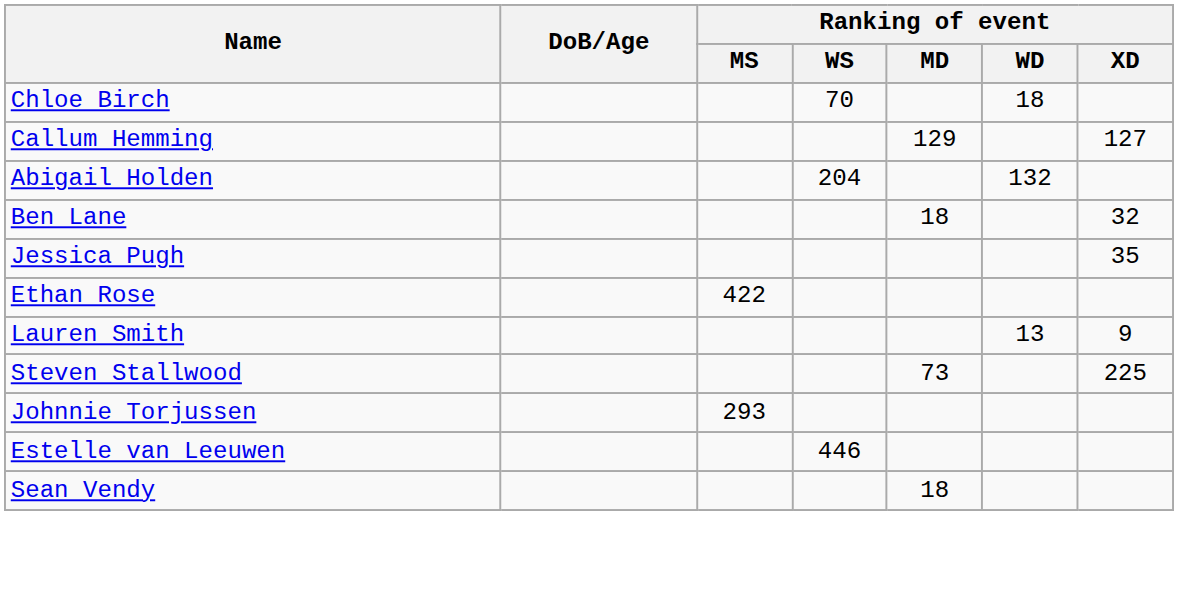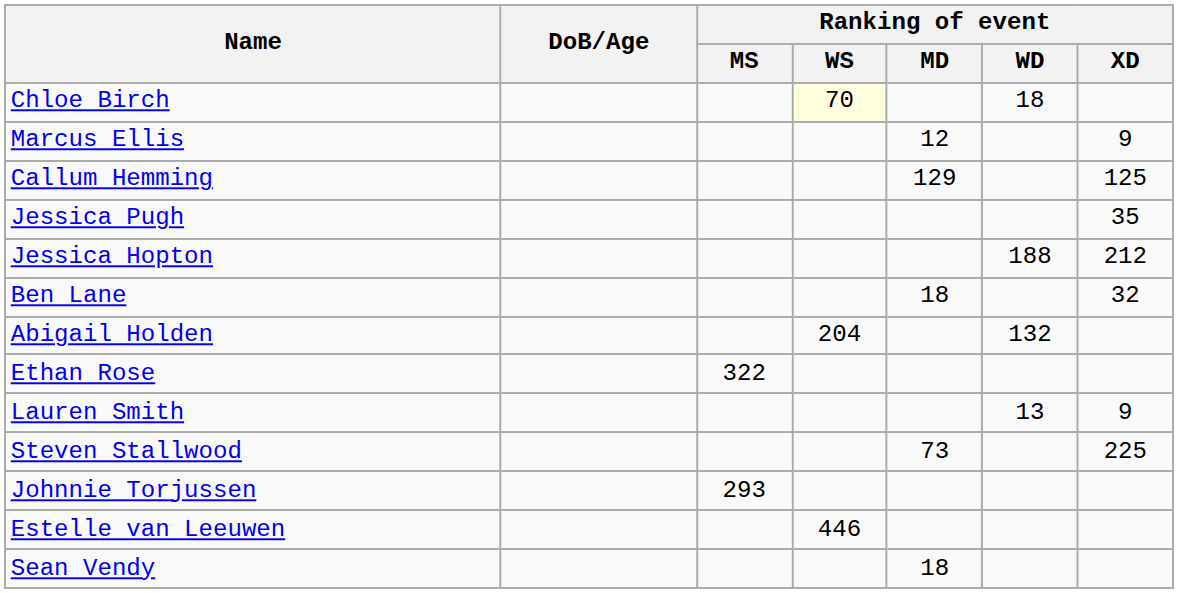(839, 103) no background -> (839, 103) lightyellow background
+ row: (97, 141)
(1125, 141) 127 -> (1125, 180) 125
rows swapped: (112, 180) <-> (97, 258)
+ row: (112, 258)
(744, 297) 422 -> (744, 375) 322
